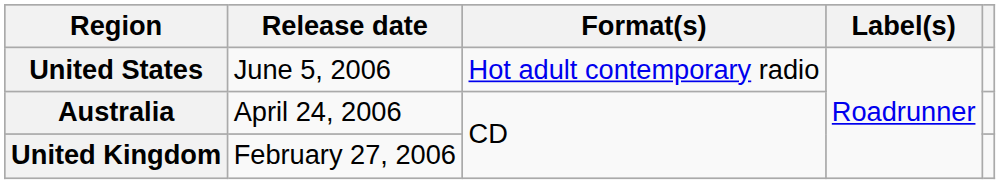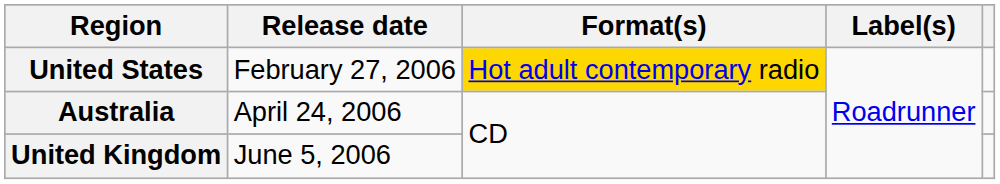(312, 69) June 5, 2006 -> (345, 69) February 27, 2006
(644, 69) no background -> (644, 69) gold background
(345, 155) February 27, 2006 -> (312, 155) June 5, 2006
